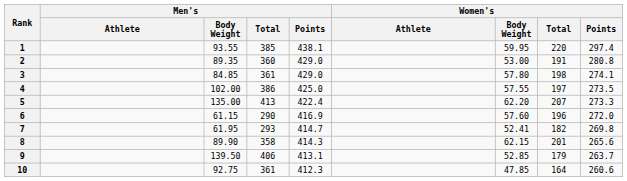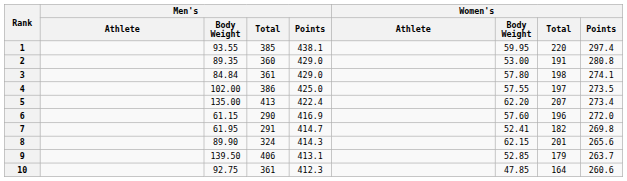(225, 75) 84.85 -> (225, 75) 84.84
(601, 102) 273.3 -> (601, 102) 273.4
(268, 129) 293 -> (268, 129) 291
(268, 143) 358 -> (268, 143) 324
